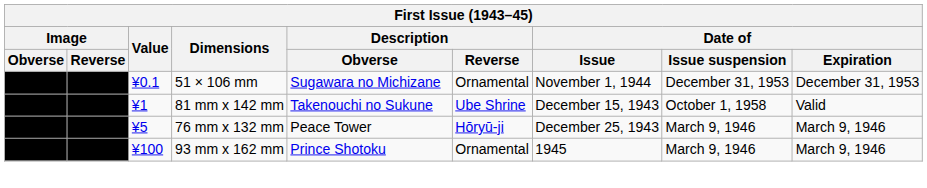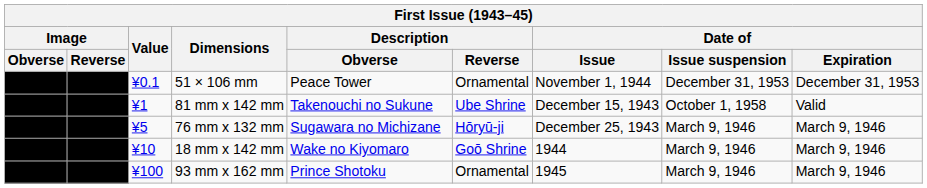(366, 82) Sugawara no Michizane -> (331, 82) Peace Tower
(331, 127) Peace Tower -> (366, 127) Sugawara no Michizane
+ row: (230, 149)
